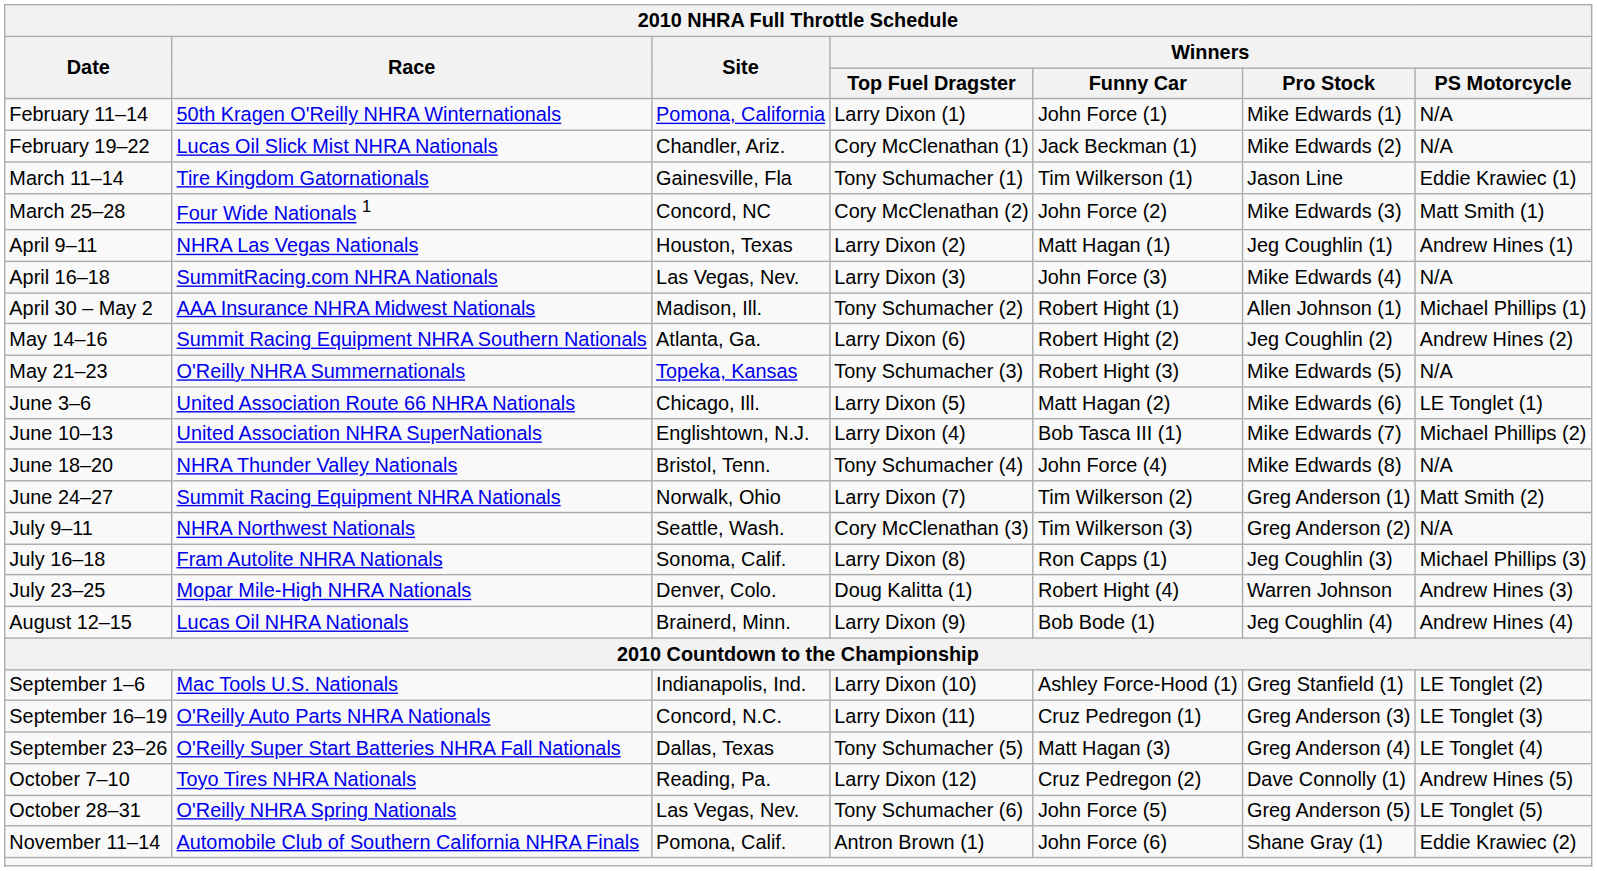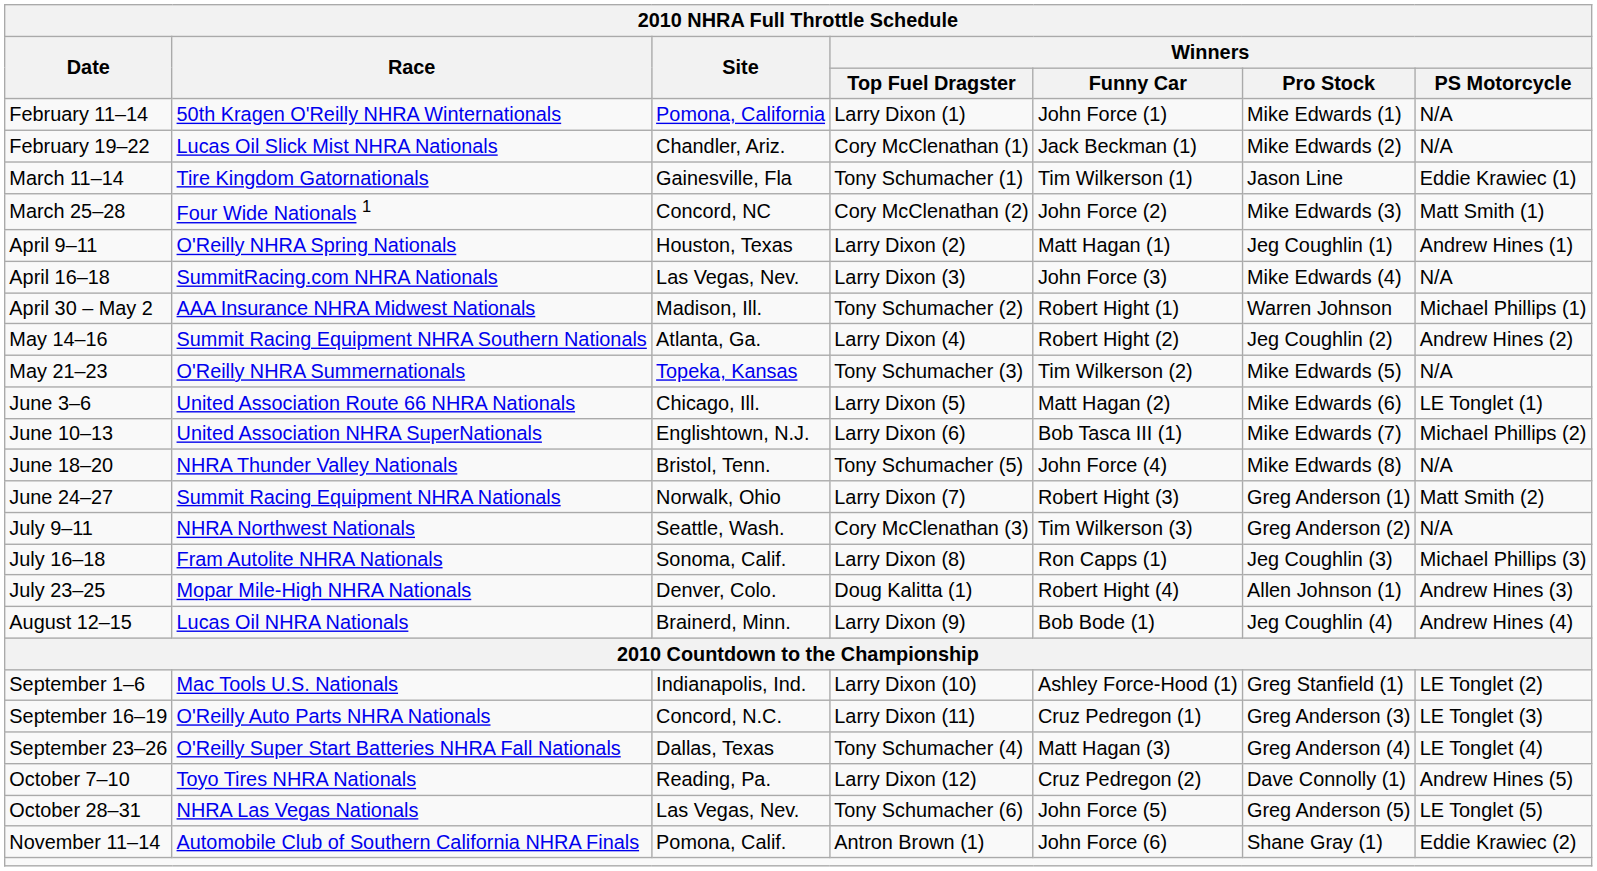(297, 246) NHRA Las Vegas Nationals -> (316, 246) O'Reilly NHRA Spring Nationals
(1324, 309) Allen Johnson (1) -> (1319, 309) Warren Johnson
(900, 340) Larry Dixon (6) -> (900, 340) Larry Dixon (4)
(1109, 371) Robert Hight (3) -> (1115, 371) Tim Wilkerson (2)
(900, 434) Larry Dixon (4) -> (900, 434) Larry Dixon (6)
(929, 466) Tony Schumacher (4) -> (929, 466) Tony Schumacher (5)
(1115, 497) Tim Wilkerson (2) -> (1109, 497) Robert Hight (3)
(1319, 591) Warren Johnson -> (1324, 591) Allen Johnson (1)
(929, 748) Tony Schumacher (5) -> (929, 748) Tony Schumacher (4)
(316, 811) O'Reilly NHRA Spring Nationals -> (297, 811) NHRA Las Vegas Nationals
